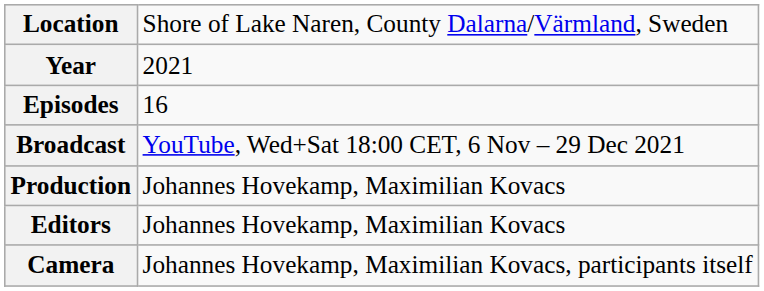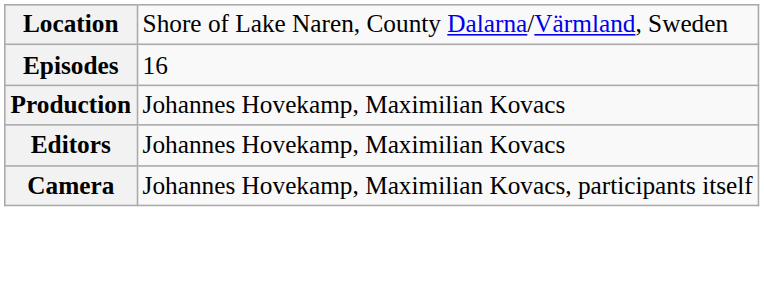- row: (71, 64)
- row: (71, 144)
